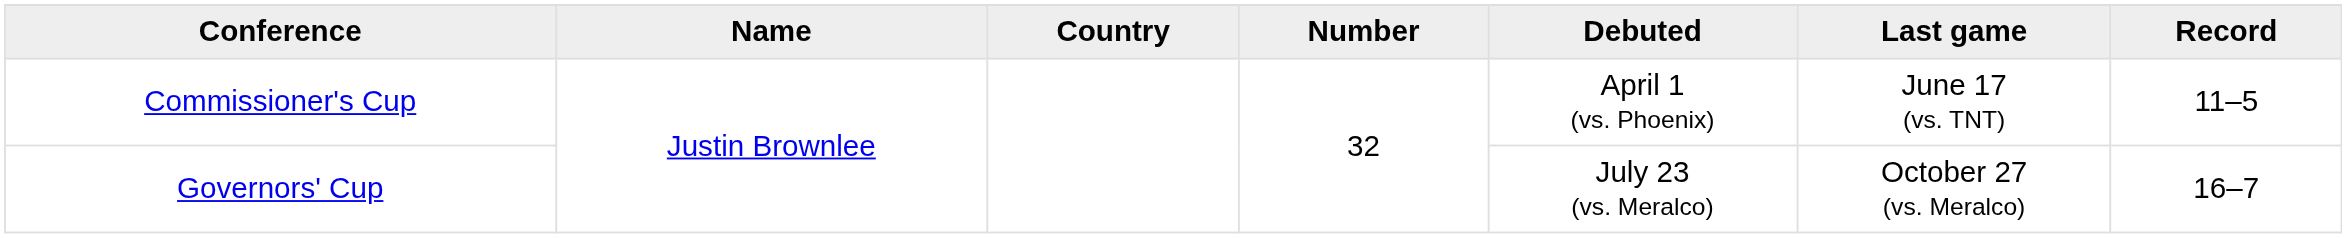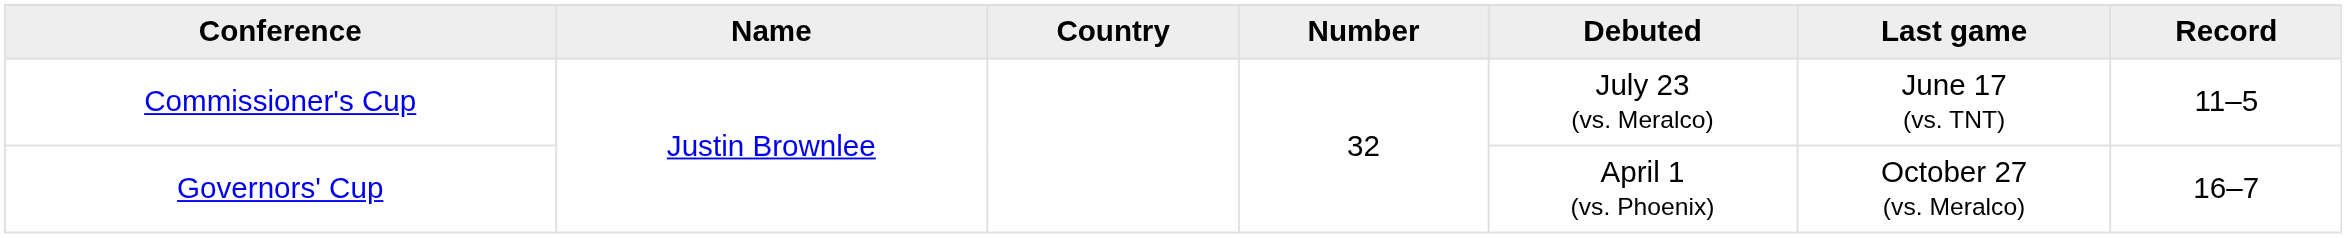(1643, 101) April 1 (vs. Phoenix) -> (1643, 101) July 23 (vs. Meralco)
(1643, 188) July 23 (vs. Meralco) -> (1643, 188) April 1 (vs. Phoenix)
